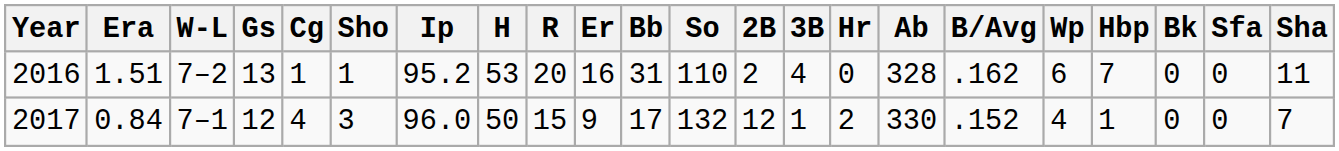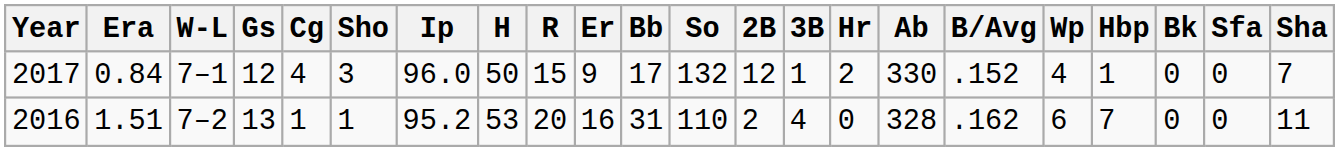rows swapped: (46, 75) <-> (46, 122)
